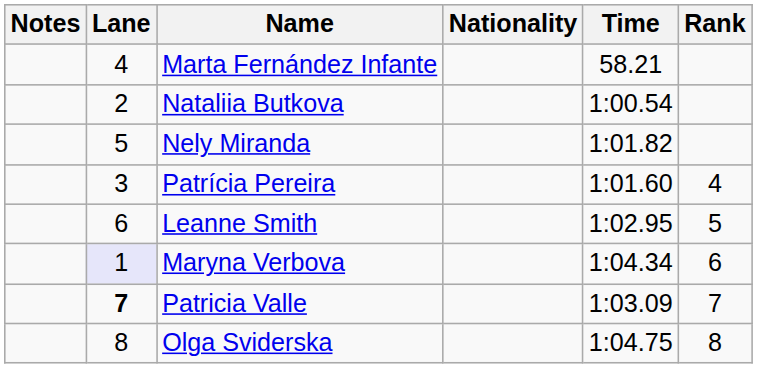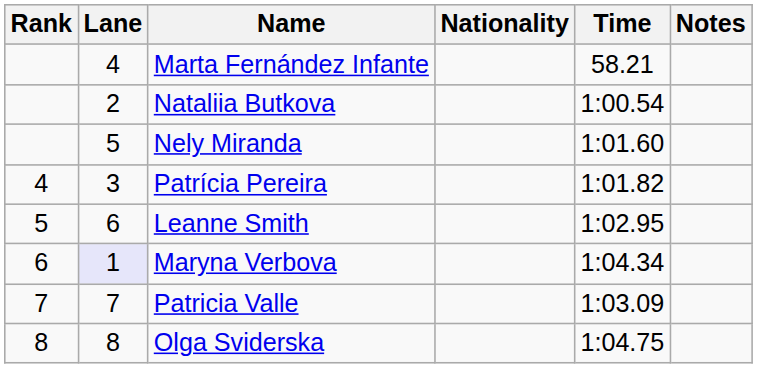columns swapped: (715, 24) <-> (45, 24)
(631, 143) 1:01.82 -> (622, 143) 1:01.60
(631, 183) 1:01.60 -> (622, 183) 1:01.82
(121, 303) bold -> (113, 303) normal
